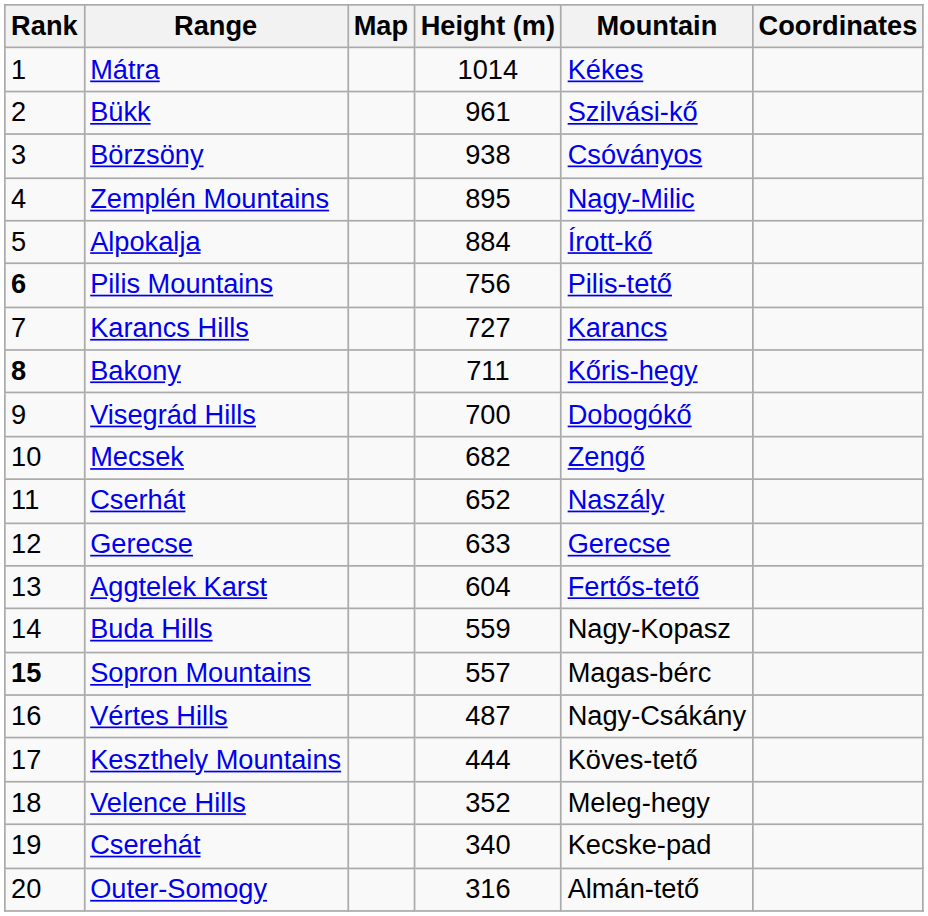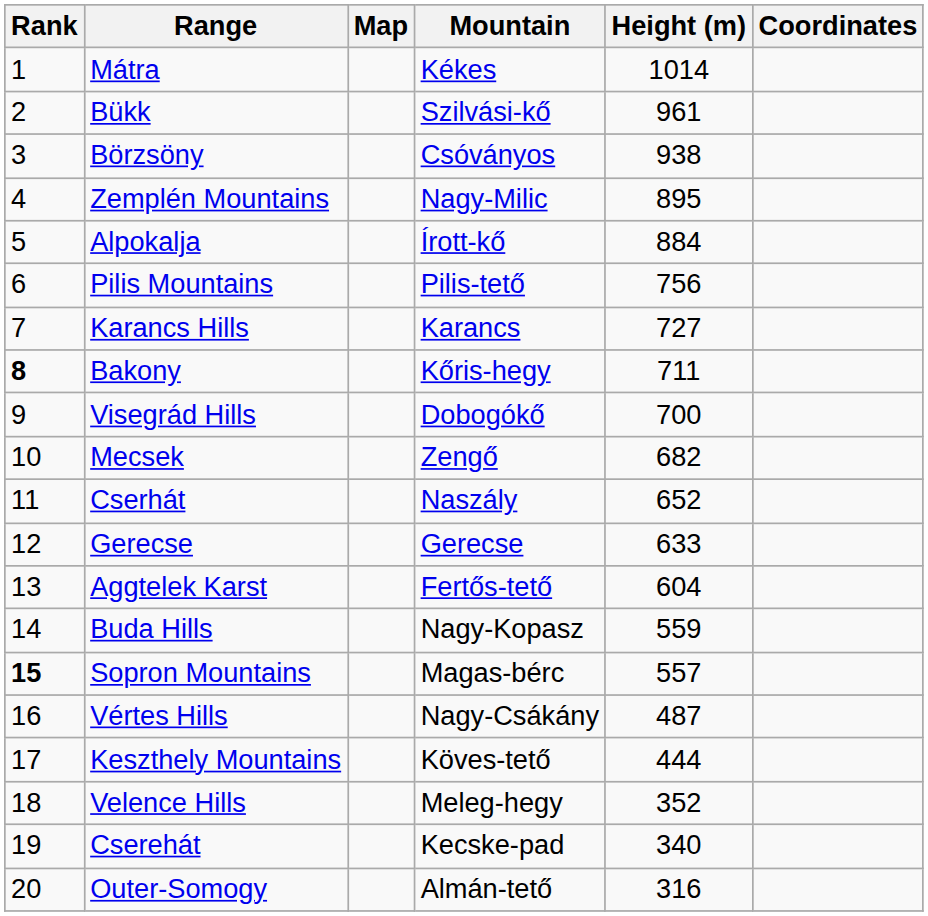columns swapped: (657, 26) <-> (488, 26)
(19, 284) bold -> (19, 284) normal
